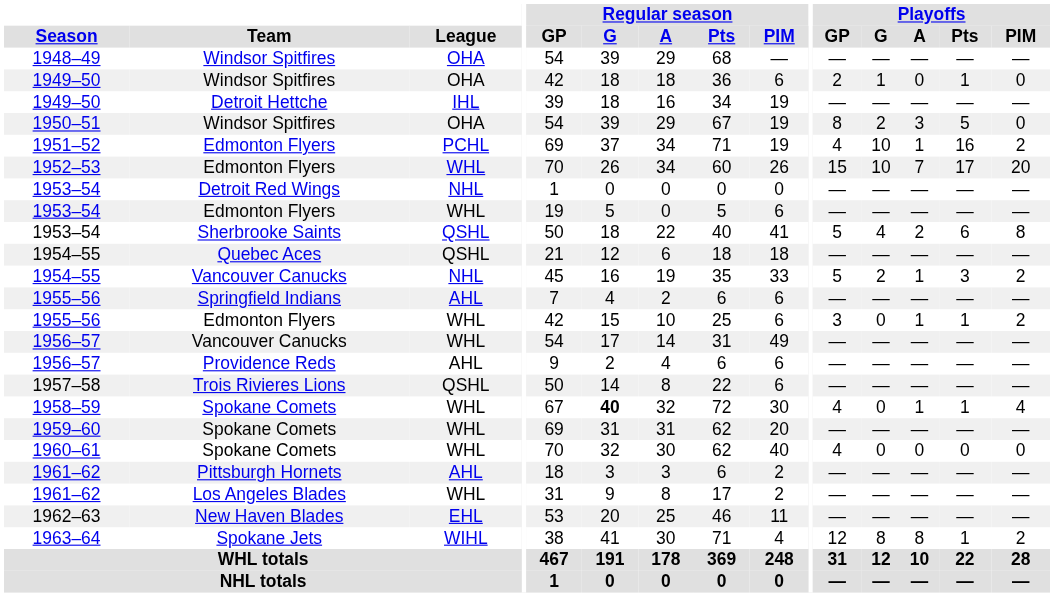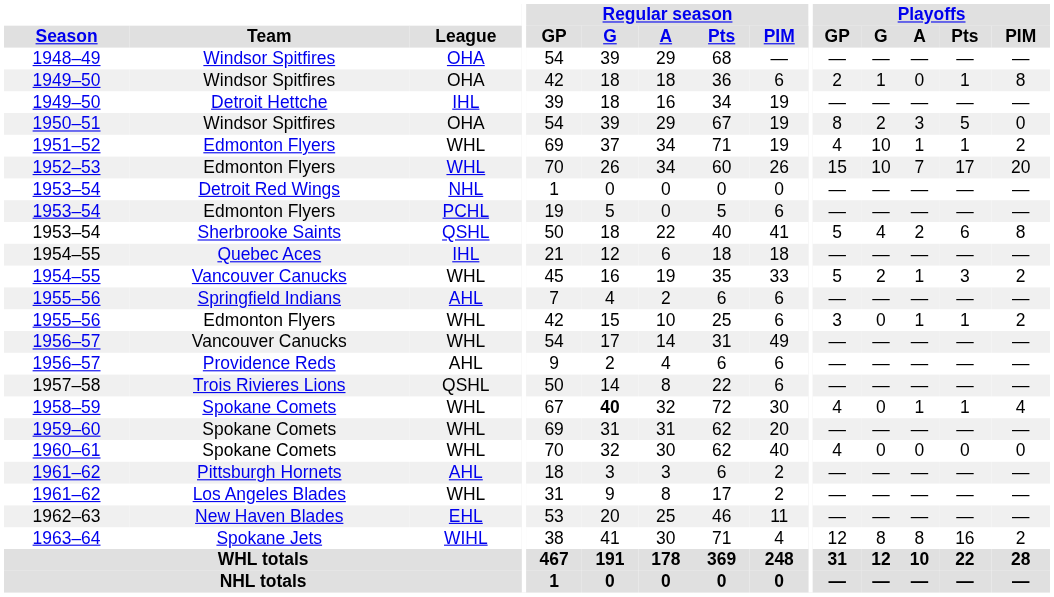(1021, 80) 0 -> (1021, 80) 8
(466, 145) PCHL -> (466, 145) WHL
(965, 145) 16 -> (965, 145) 1
(466, 211) WHL -> (466, 211) PCHL
(466, 254) QSHL -> (466, 254) IHL
(466, 276) NHL -> (466, 276) WHL
(965, 538) 1 -> (965, 538) 16
